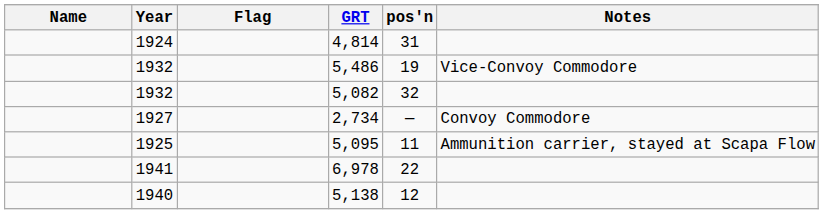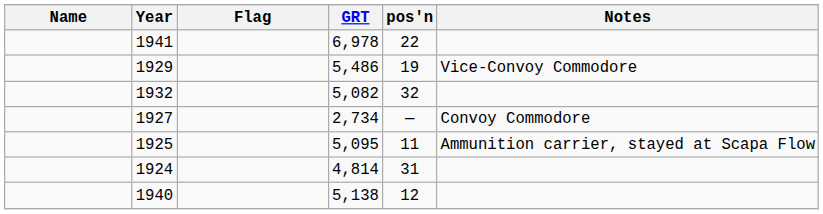rows swapped: (355, 170) <-> (355, 43)
(154, 68) 1932 -> (154, 68) 1929
